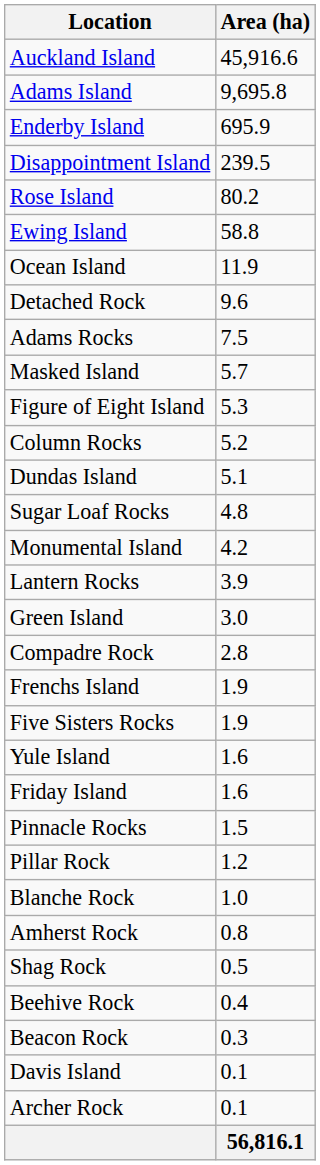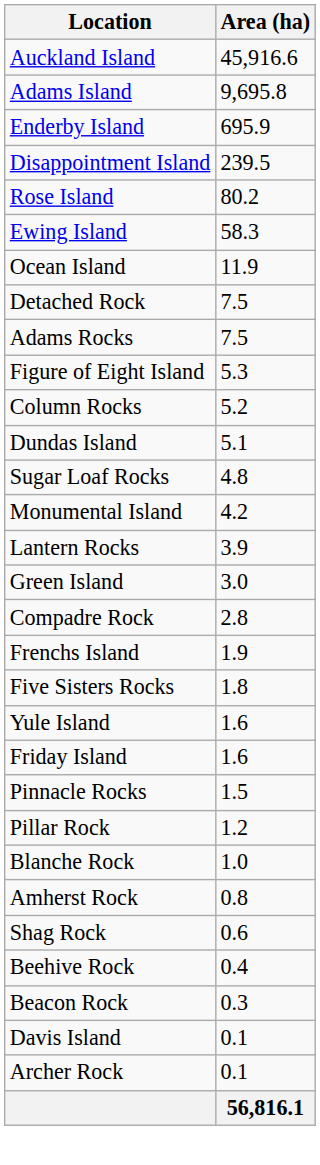(240, 232) 58.8 -> (240, 232) 58.3
(234, 302) 9.6 -> (234, 302) 7.5
- row: (74, 372)
(234, 722) 1.9 -> (234, 687) 1.8
(234, 967) 0.5 -> (234, 932) 0.6
